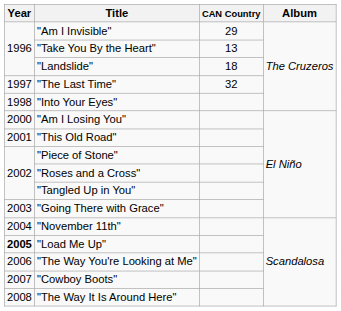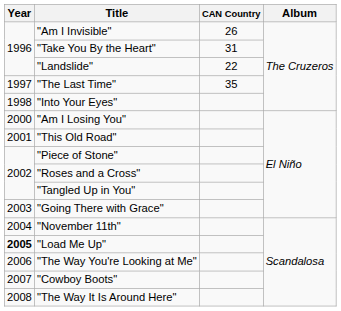(231, 31) 29 -> (231, 31) 26
(231, 48) 13 -> (231, 48) 31
(231, 66) 18 -> (231, 66) 22
(231, 84) 32 -> (231, 84) 35
